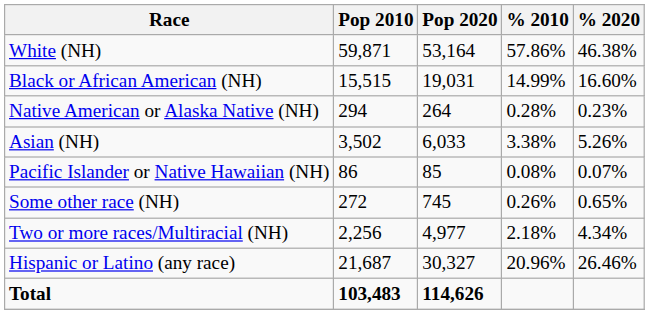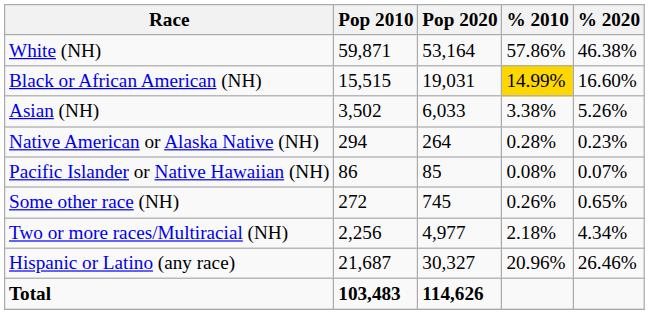(536, 80) no background -> (536, 80) gold background
rows swapped: (164, 111) <-> (54, 141)
